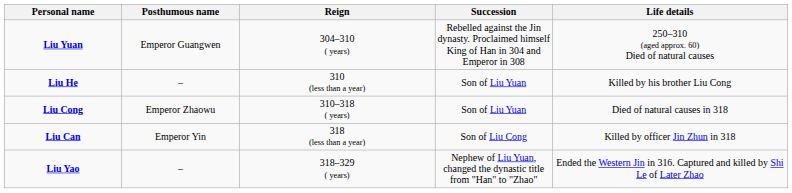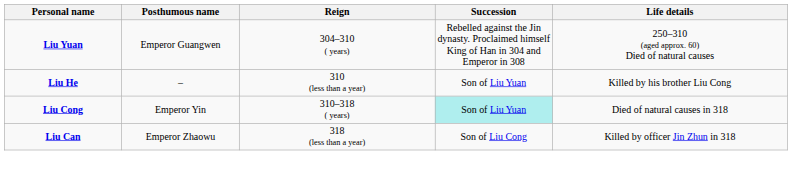(180, 109) Emperor Zhaowu -> (180, 109) Emperor Yin
(494, 109) no background -> (494, 109) paleturquoise background
(180, 136) Emperor Yin -> (180, 136) Emperor Zhaowu
- row: (63, 169)
